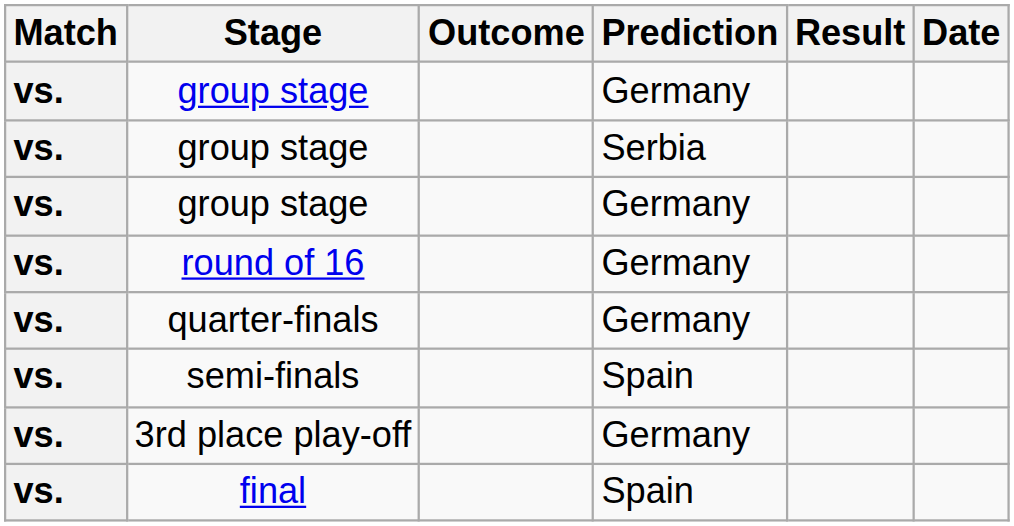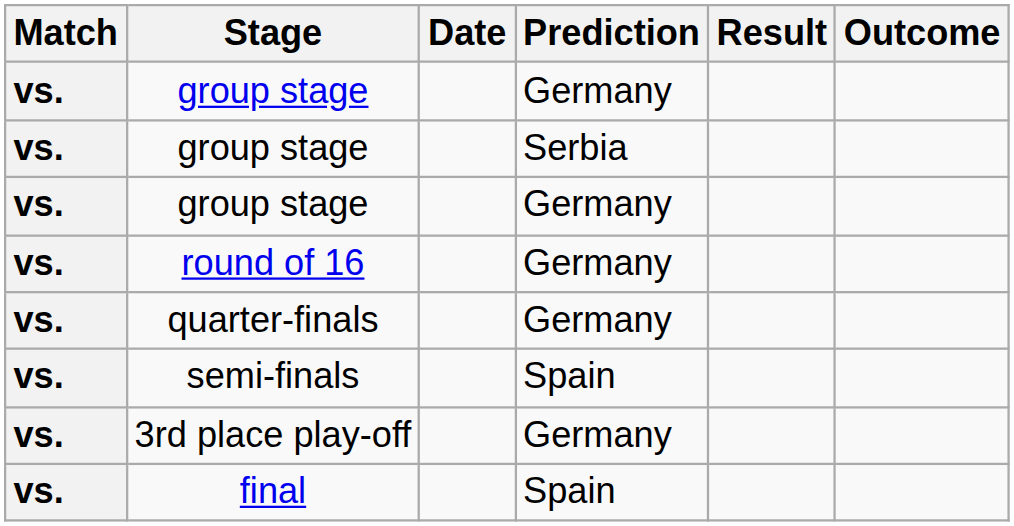columns swapped: (961, 33) <-> (506, 33)
